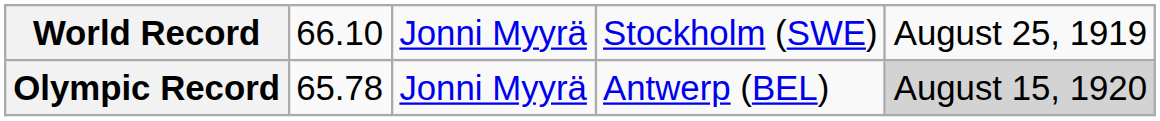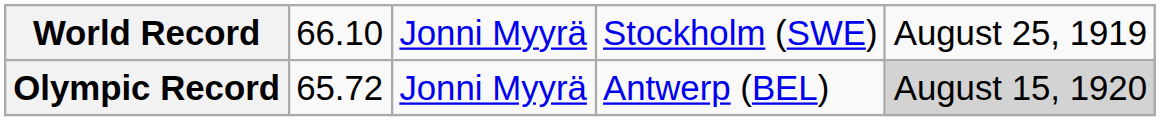(340, 88) 65.78 -> (340, 88) 65.72
